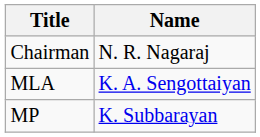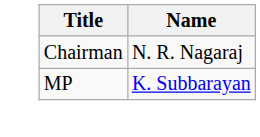- row: (33, 83)
